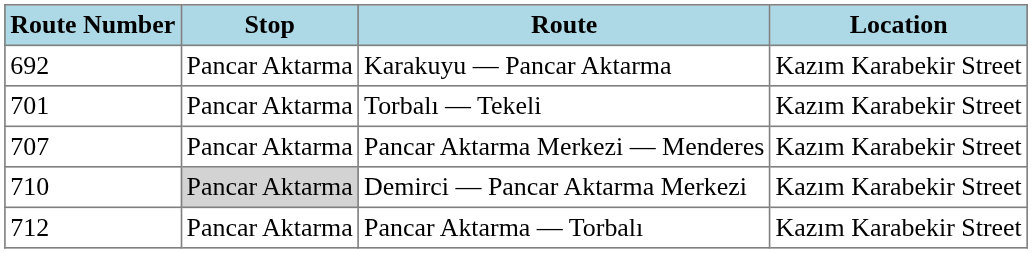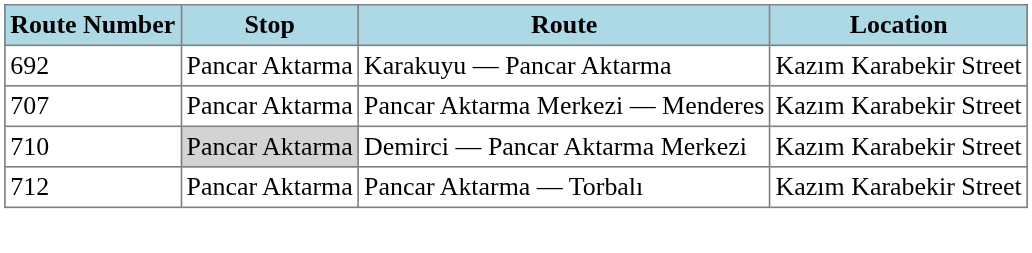- row: (453, 105)
